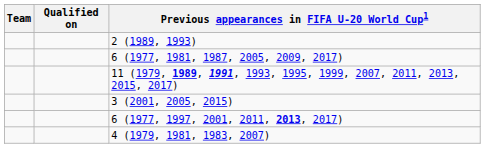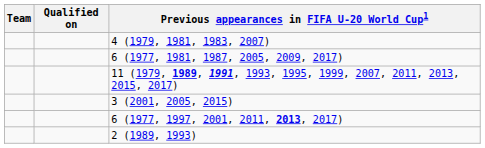rows swapped: (191, 135) <-> (154, 41)
